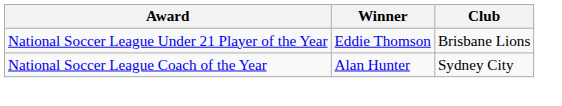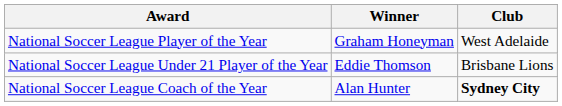+ row: (137, 40)
(476, 64) normal -> (500, 88) bold
